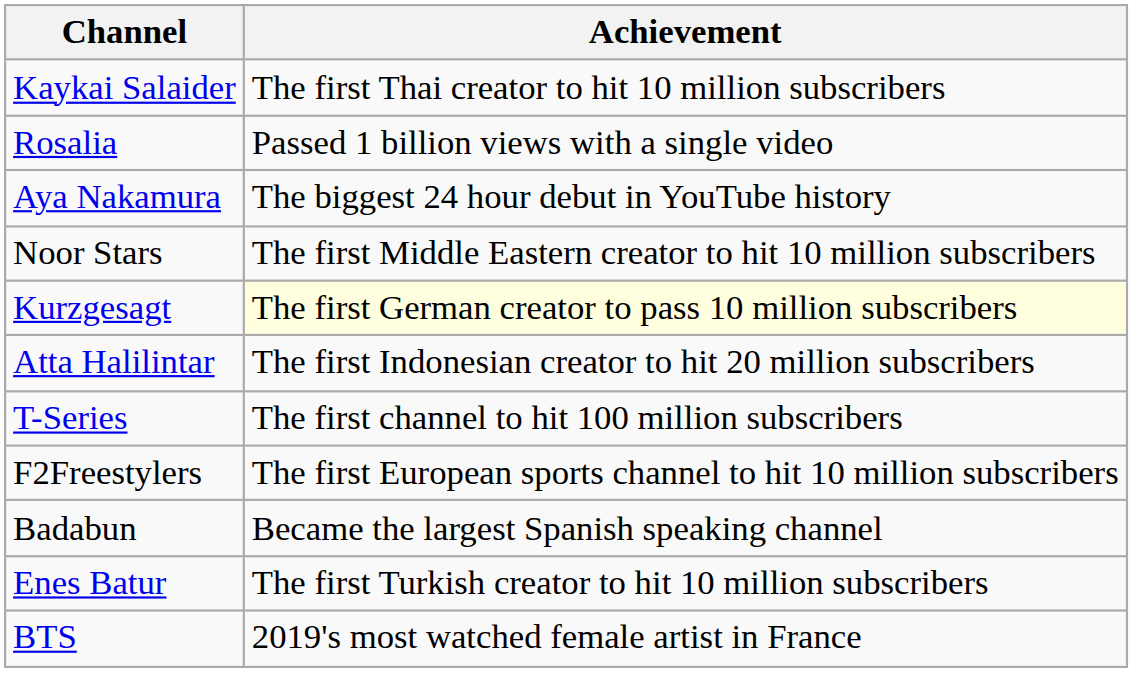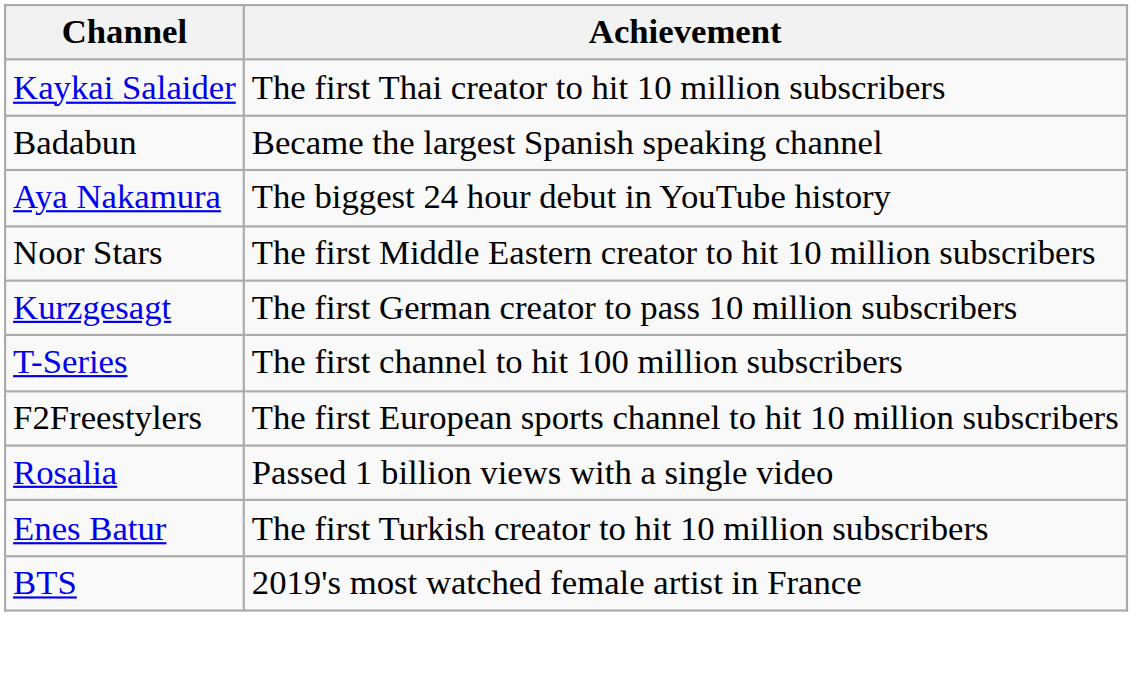rows swapped: (75, 527) <-> (65, 142)
(635, 307) lightyellow background -> (635, 307) no background
- row: (114, 362)
